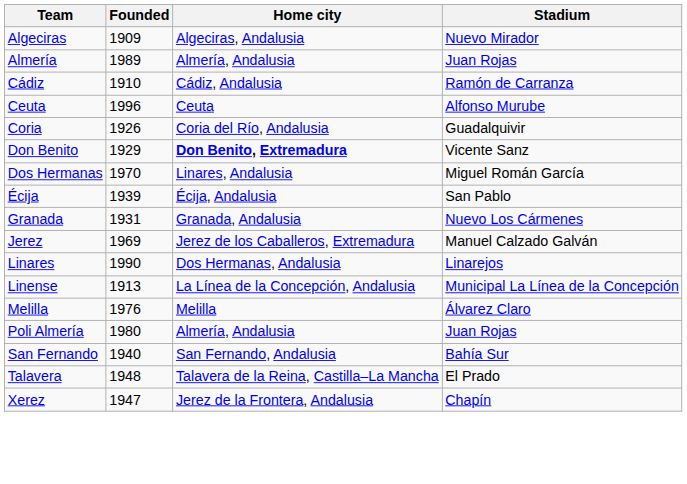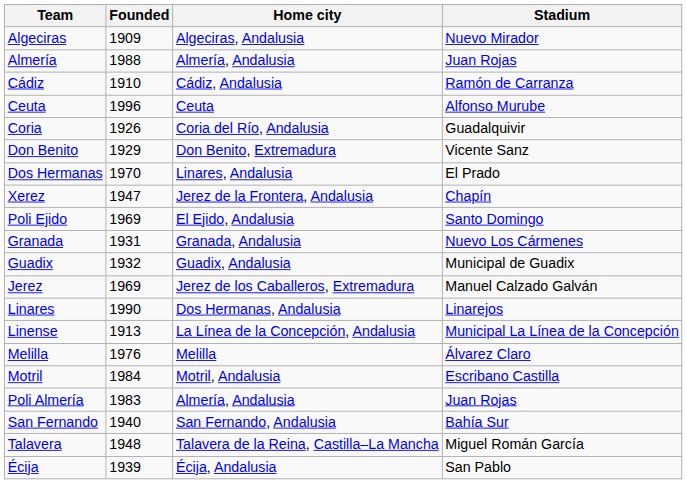(125, 60) 1989 -> (125, 60) 1988
(261, 151) bold -> (256, 151) normal
(515, 173) Miguel Román García -> (473, 173) El Prado
rows swapped: (23, 196) <-> (26, 399)
+ row: (37, 219)
+ row: (30, 264)
+ row: (25, 377)
(125, 331) 1980 -> (125, 399) 1983
(473, 377) El Prado -> (515, 444) Miguel Román García
